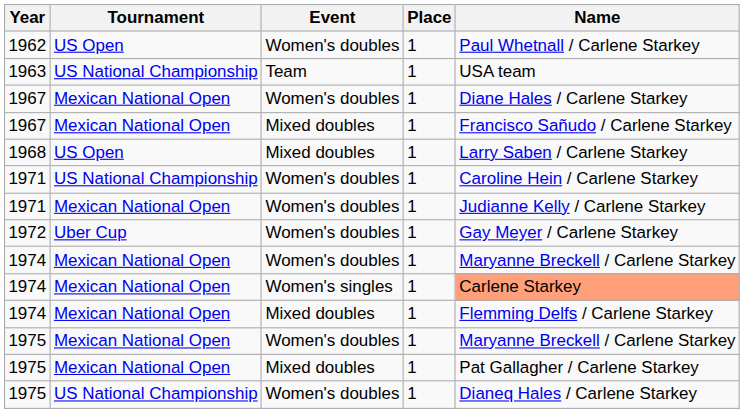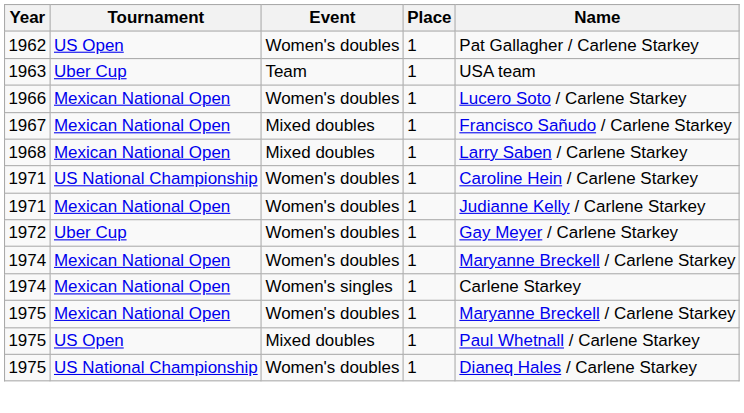(580, 44) Paul Whetnall / Carlene Starkey -> (579, 44) Pat Gallagher / Carlene Starkey
(156, 71) US National Championship -> (90, 71) Uber Cup
+ row: (27, 98)
- row: (27, 98)
(89, 152) US Open -> (142, 152) Mexican National Open
(520, 286) lightsalmon background -> (520, 286) no background
- row: (27, 313)
(142, 367) Mexican National Open -> (89, 340) US Open
(579, 367) Pat Gallagher / Carlene Starkey -> (580, 340) Paul Whetnall / Carlene Starkey
